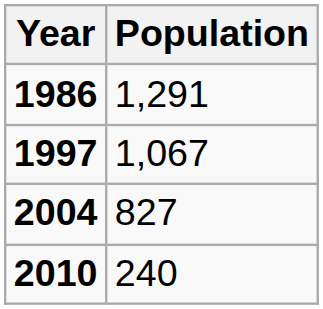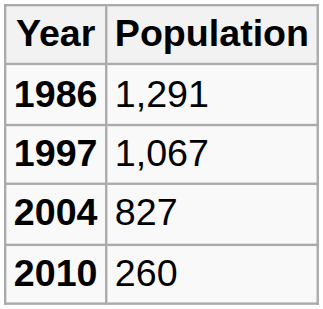(146, 272) 240 -> (146, 272) 260
